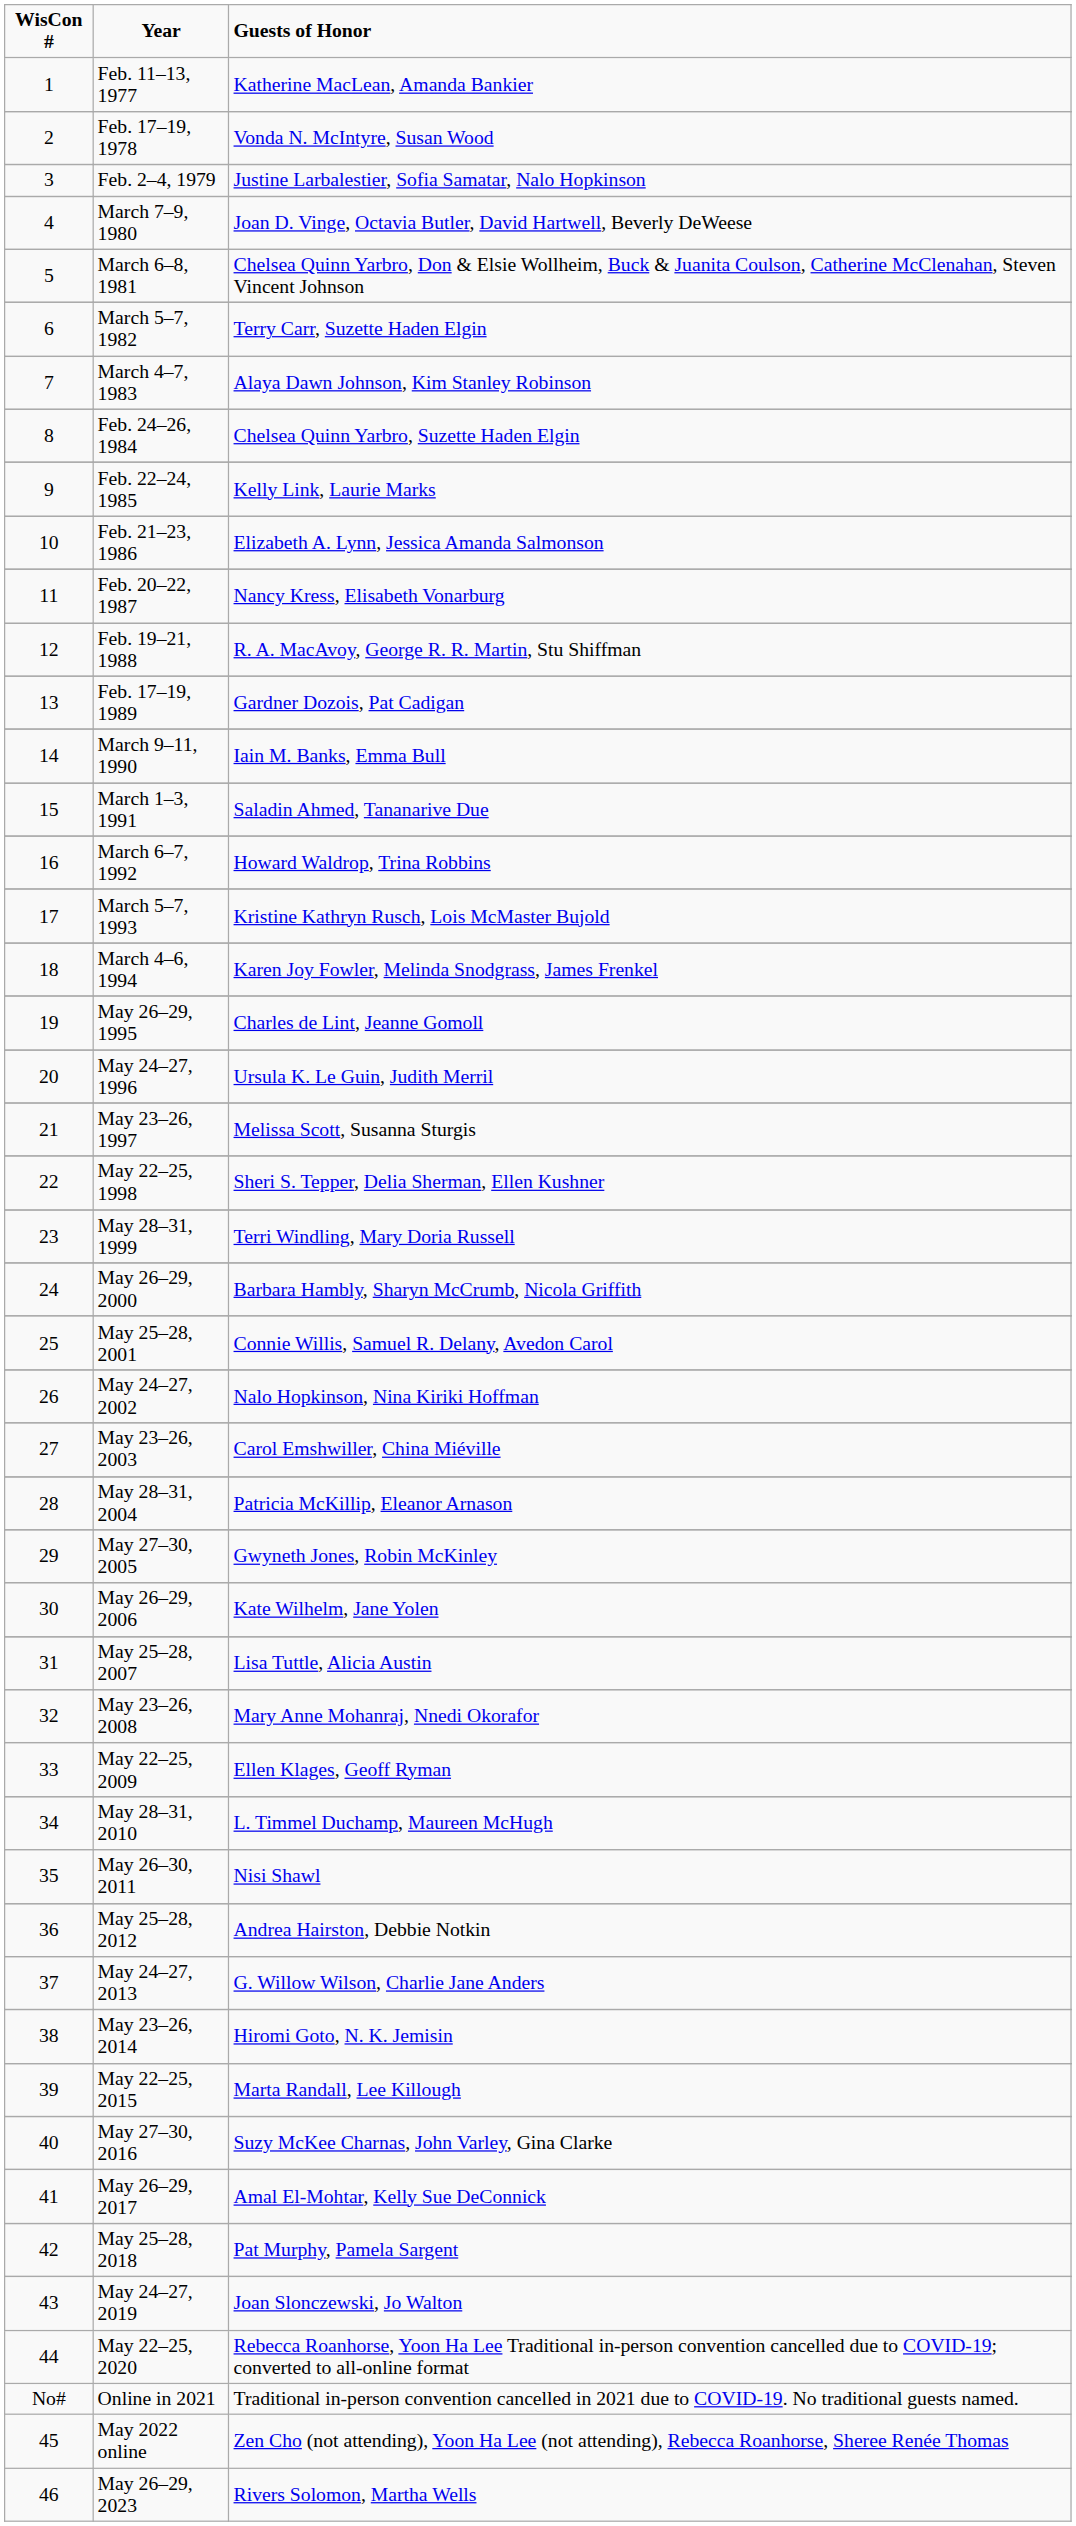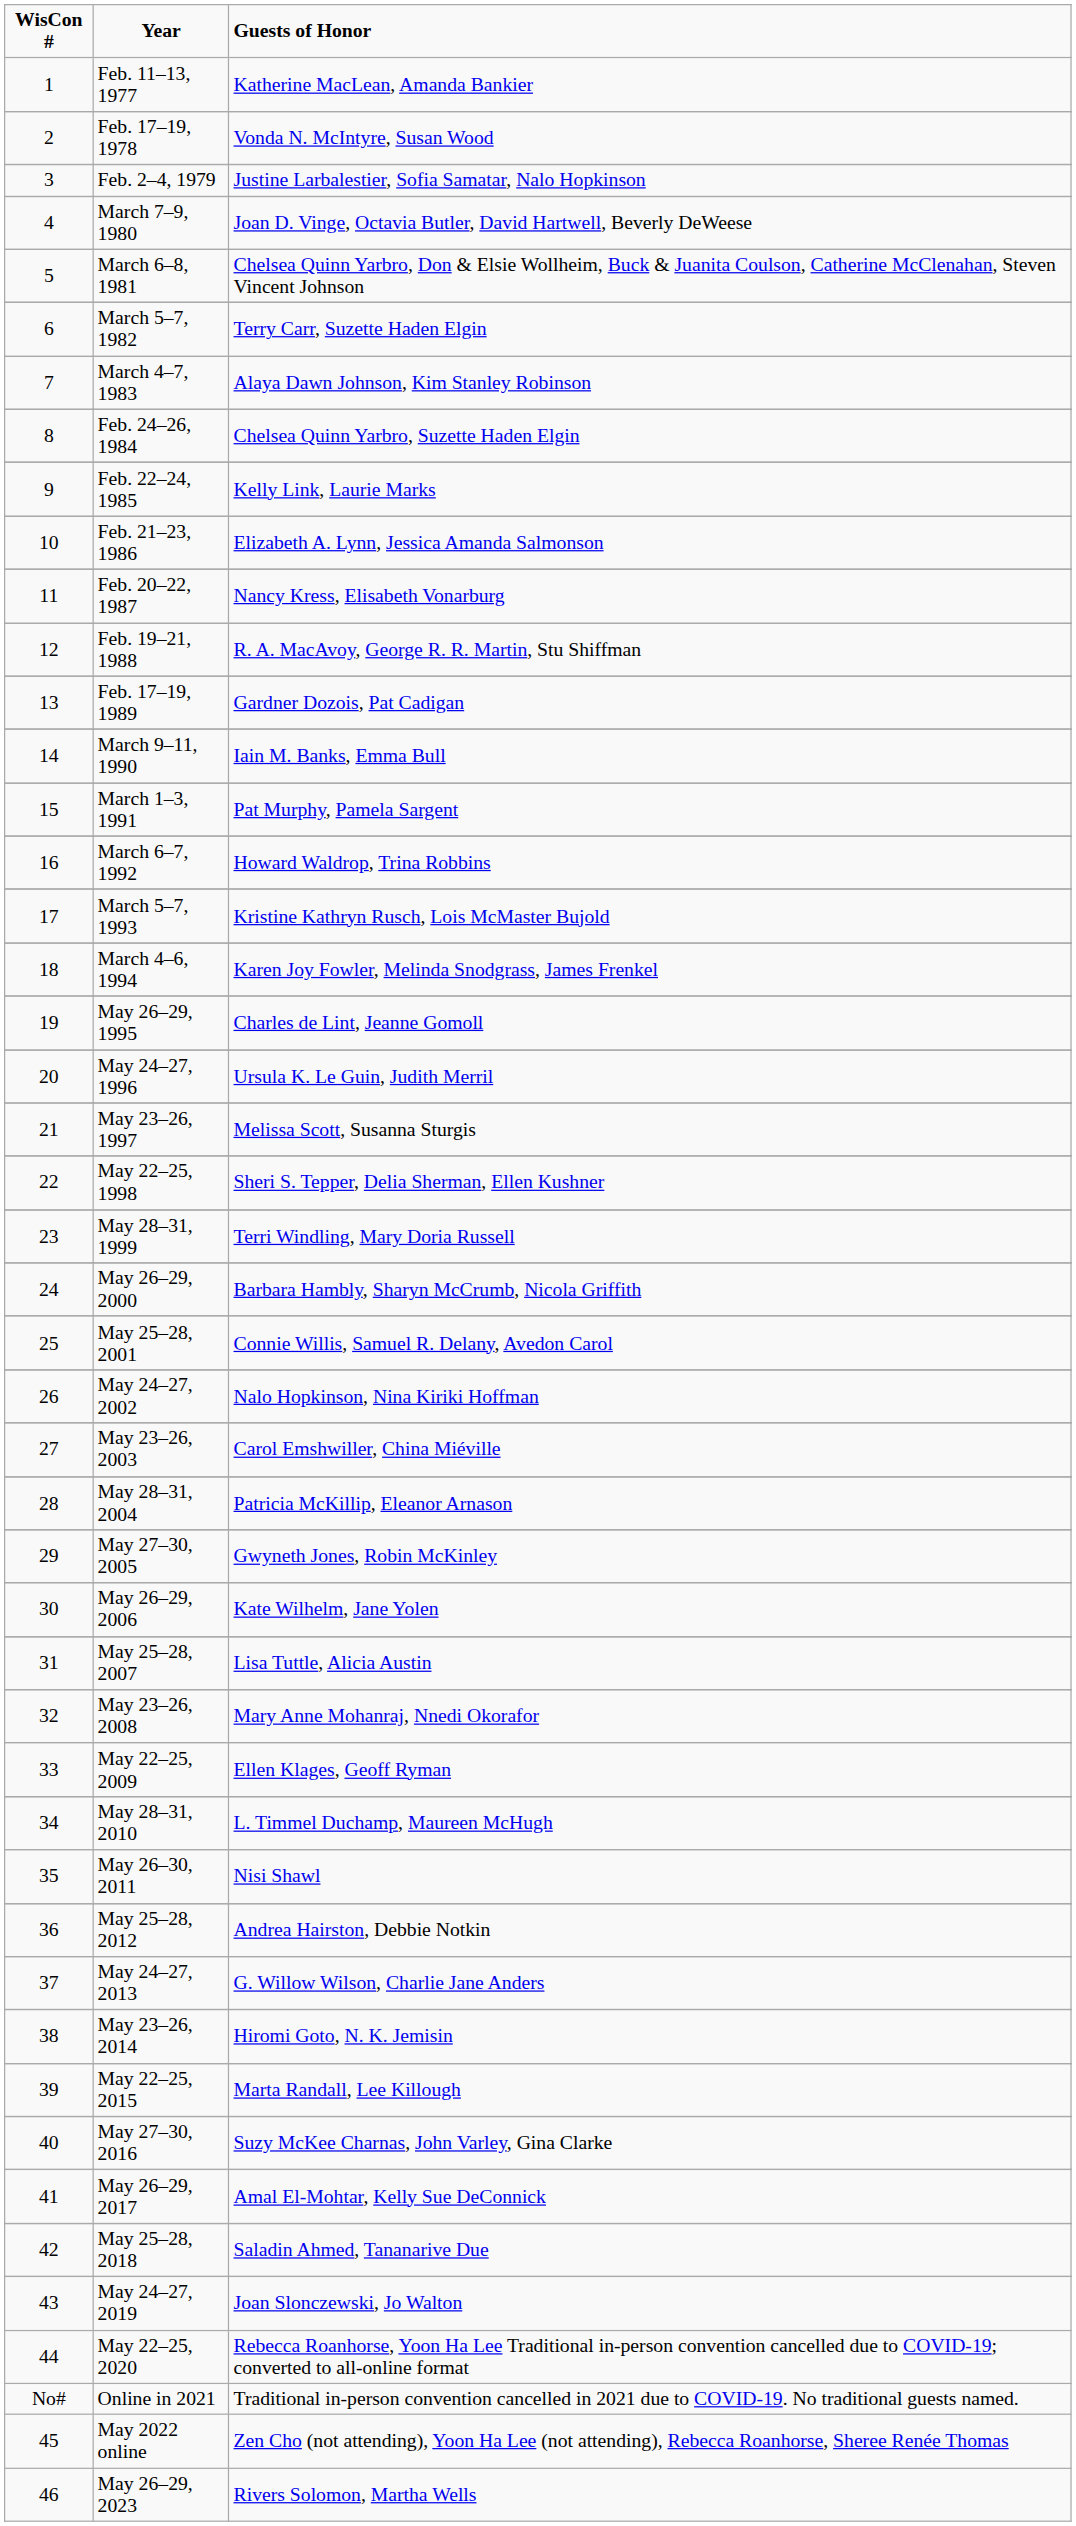(361, 809) Saladin Ahmed, Tananarive Due -> (346, 809) Pat Murphy, Pamela Sargent
(346, 2249) Pat Murphy, Pamela Sargent -> (361, 2249) Saladin Ahmed, Tananarive Due
